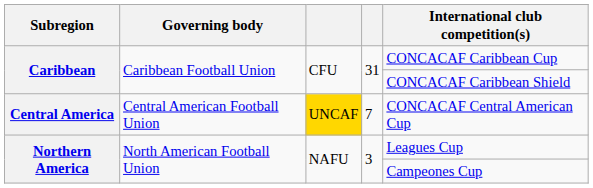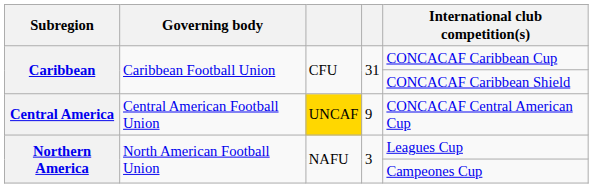(369, 114) 7 -> (369, 114) 9
